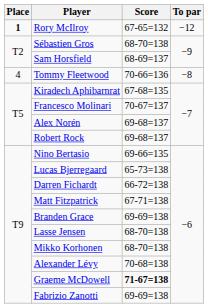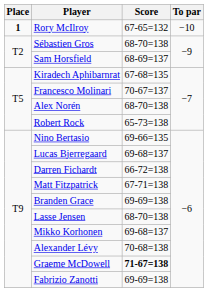(187, 28) −12 -> (187, 28) −10
- row: (71, 75)
(146, 122) 69-68=137 -> (146, 106) 68-70=138
(146, 138) 69-68=137 -> (146, 122) 65-73=138
(146, 169) 65-73=138 -> (146, 153) 69-68=137
(146, 248) 68-70=138 -> (146, 232) 69-68=137
